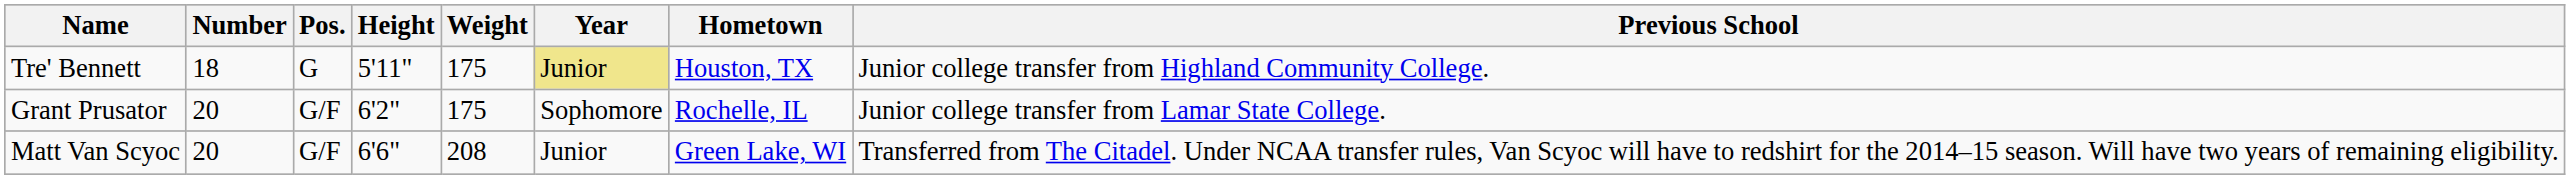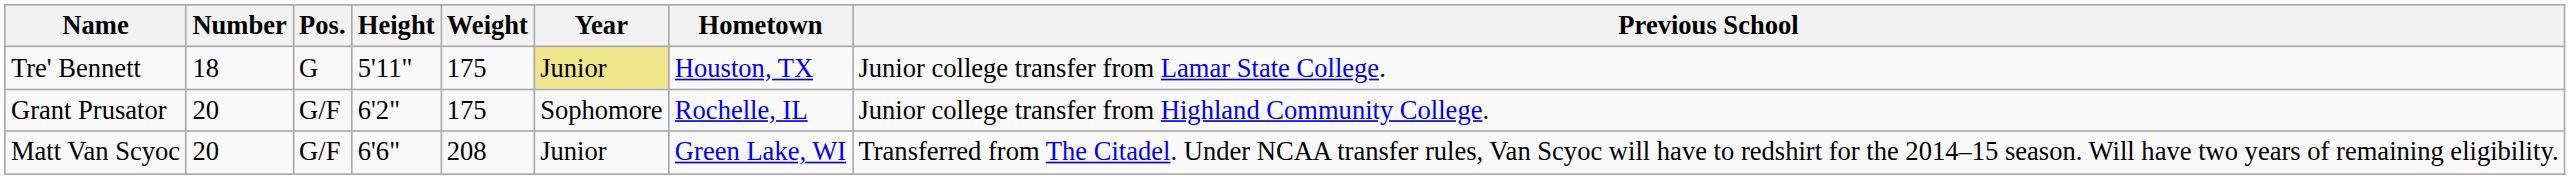(1174, 67) Junior college transfer from Highland Community College. -> (1122, 67) Junior college transfer from Lamar State College.
(1122, 109) Junior college transfer from Lamar State College. -> (1174, 109) Junior college transfer from Highland Community College.
